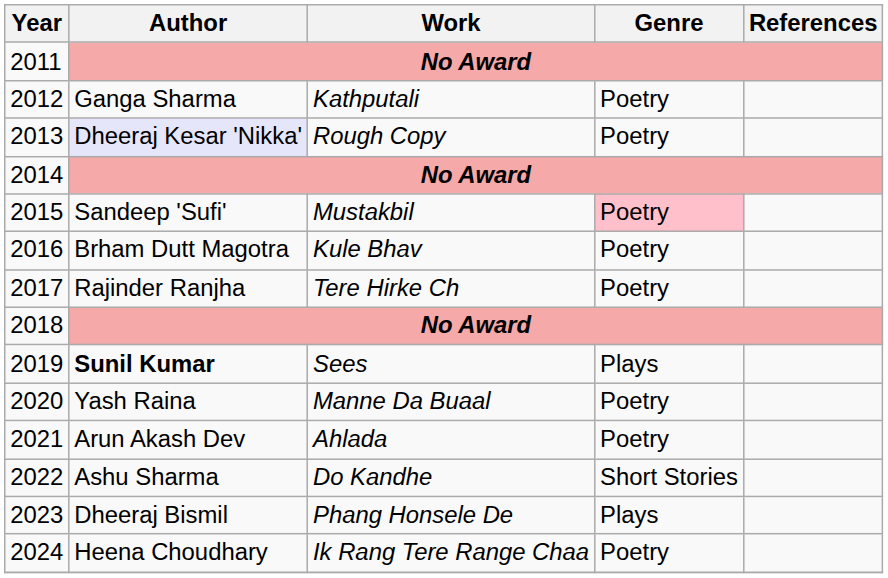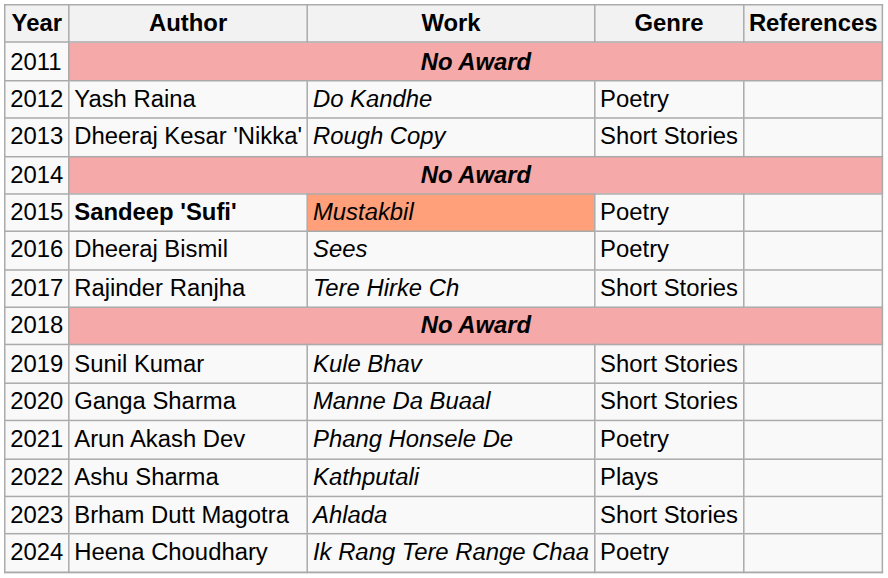(155, 99) Ganga Sharma -> (135, 99) Yash Raina
(366, 99) Kathputali -> (373, 99) Do Kandhe
(188, 136) lavender background -> (188, 136) no background
(635, 136) Poetry -> (669, 136) Short Stories
(150, 212) normal -> (155, 212) bold
(363, 212) no background -> (363, 212) lightsalmon background
(635, 212) pink background -> (635, 212) no background
(182, 250) Brham Dutt Magotra -> (151, 250) Dheeraj Bismil
(367, 250) Kule Bhav -> (340, 250) Sees
(635, 288) Poetry -> (669, 288) Short Stories
(144, 363) bold -> (139, 363) normal
(340, 363) Sees -> (367, 363) Kule Bhav
(629, 363) Plays -> (669, 363) Short Stories
(135, 401) Yash Raina -> (155, 401) Ganga Sharma
(635, 401) Poetry -> (669, 401) Short Stories
(350, 439) Ahlada -> (413, 439) Phang Honsele De
(373, 477) Do Kandhe -> (366, 477) Kathputali
(669, 477) Short Stories -> (629, 477) Plays
(151, 514) Dheeraj Bismil -> (182, 514) Brham Dutt Magotra
(413, 514) Phang Honsele De -> (350, 514) Ahlada
(629, 514) Plays -> (669, 514) Short Stories
